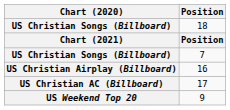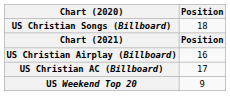- row: (202, 55)
